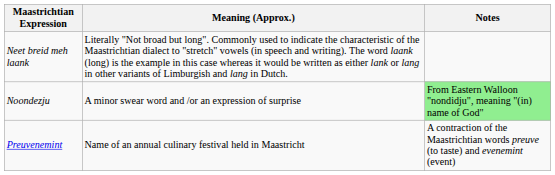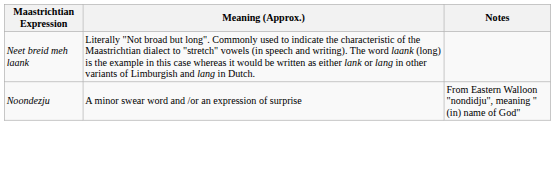(479, 101) lightgreen background -> (492, 101) no background
- row: (34, 145)
